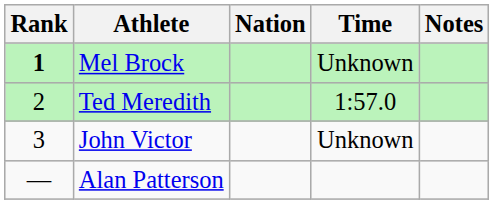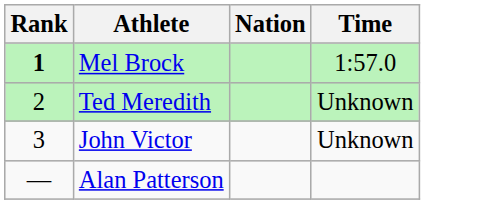- column: (454, 23)
(365, 62) Unknown -> (365, 62) 1:57.0
(365, 101) 1:57.0 -> (365, 101) Unknown
